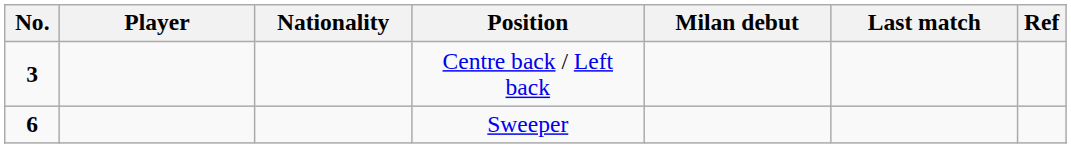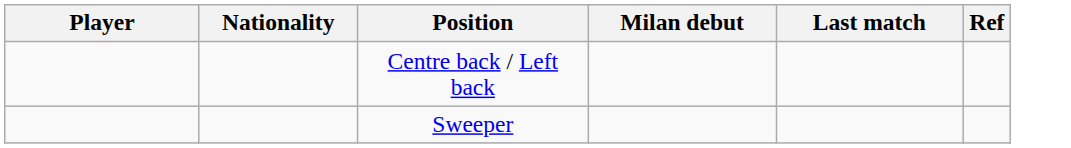- column: (32, 23)
